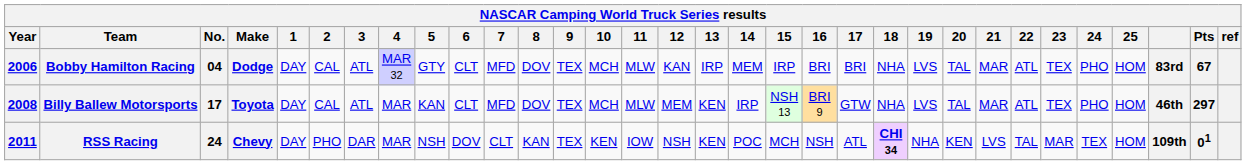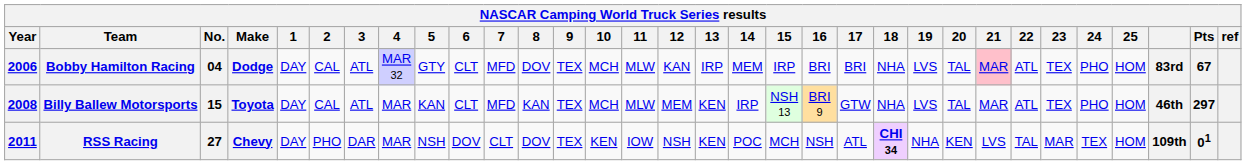(994, 67) no background -> (994, 67) pink background
(214, 104) 17 -> (214, 104) 15
(536, 104) DOV -> (536, 104) KAN
(214, 141) 24 -> (214, 141) 27
(536, 141) KAN -> (536, 141) DOV
